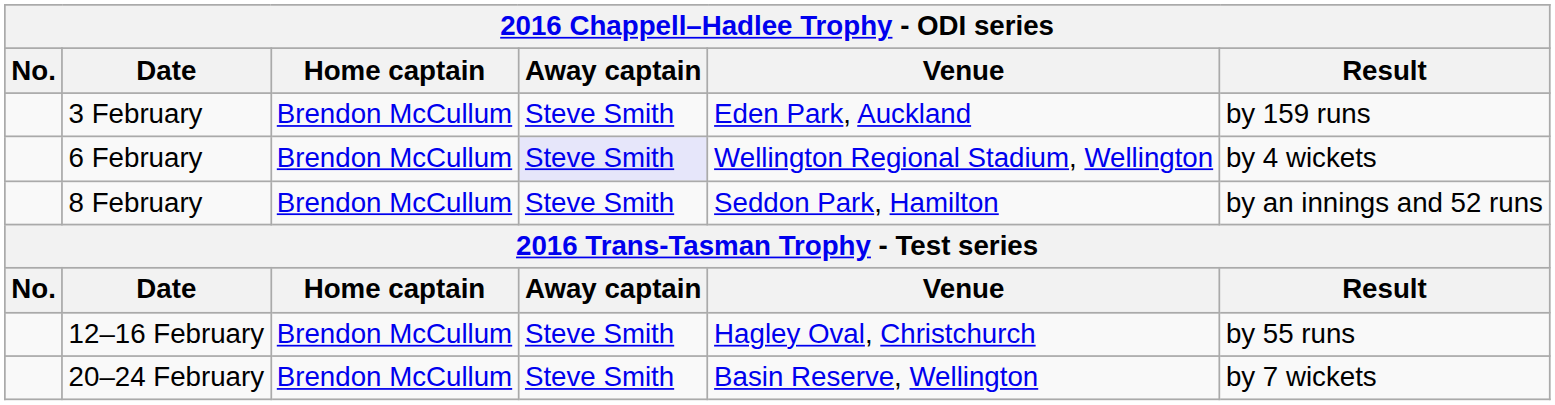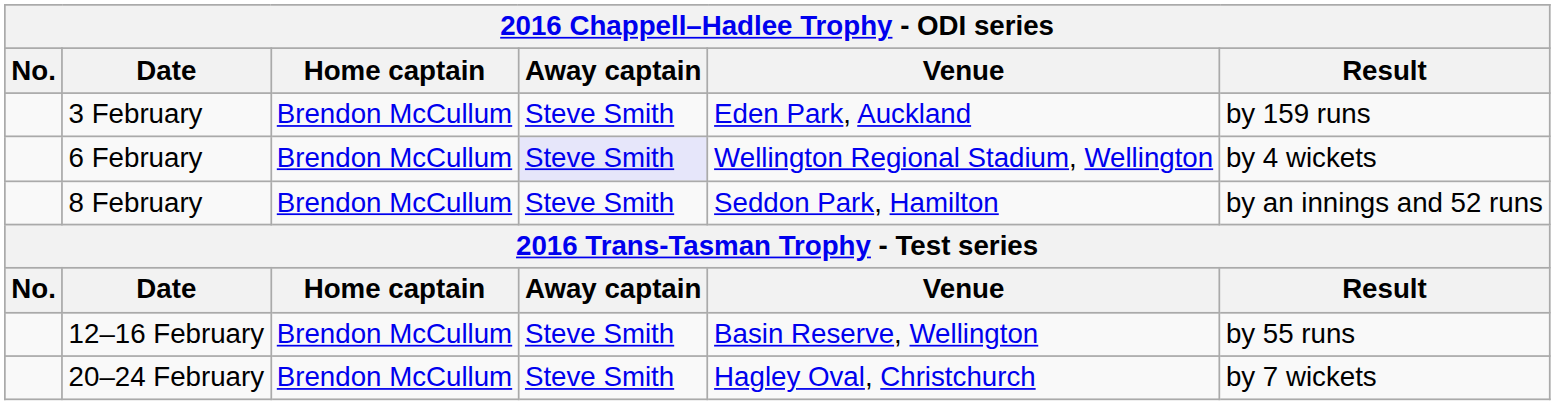(875, 333) Hagley Oval, Christchurch -> (876, 333) Basin Reserve, Wellington
(876, 377) Basin Reserve, Wellington -> (875, 377) Hagley Oval, Christchurch
